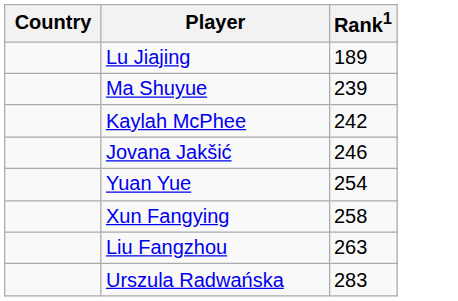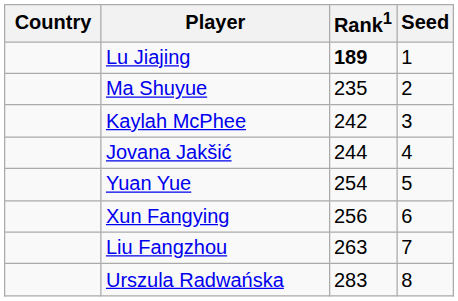+ column: (425, 23)
(351, 57) normal -> (351, 57) bold
(351, 89) 239 -> (351, 89) 235
(351, 152) 246 -> (351, 152) 244
(351, 216) 258 -> (351, 216) 256
